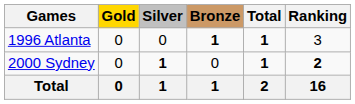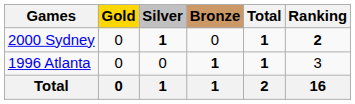rows swapped: (49, 39) <-> (51, 63)
